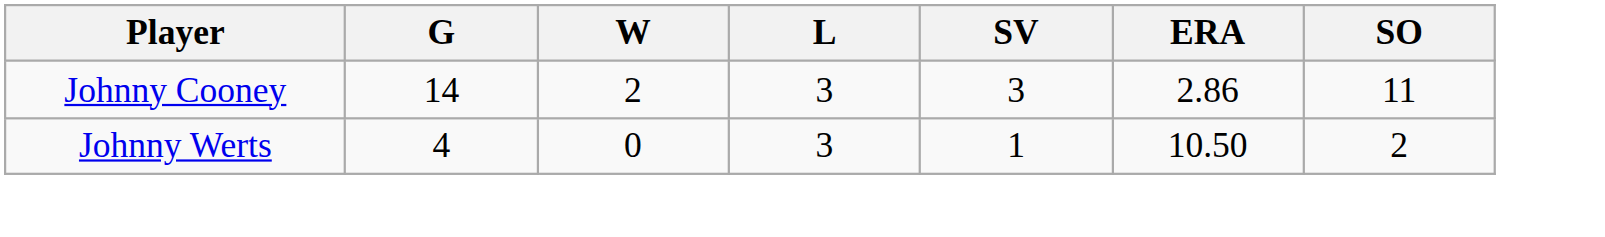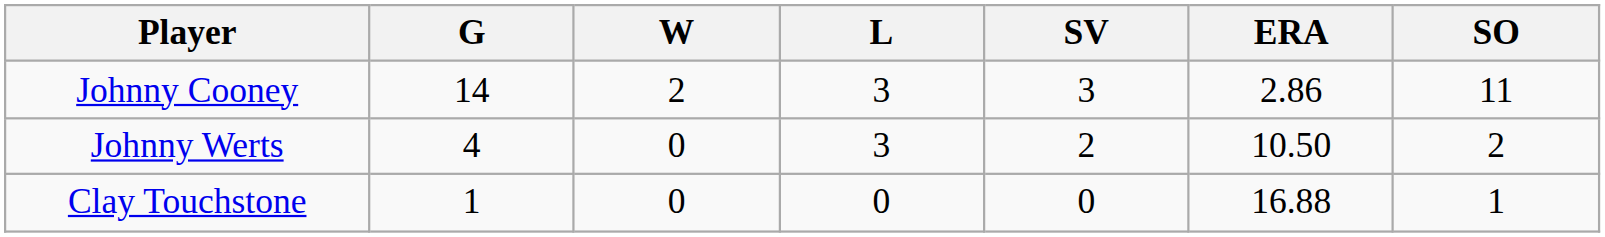(1016, 145) 1 -> (1086, 145) 2
+ row: (187, 201)
